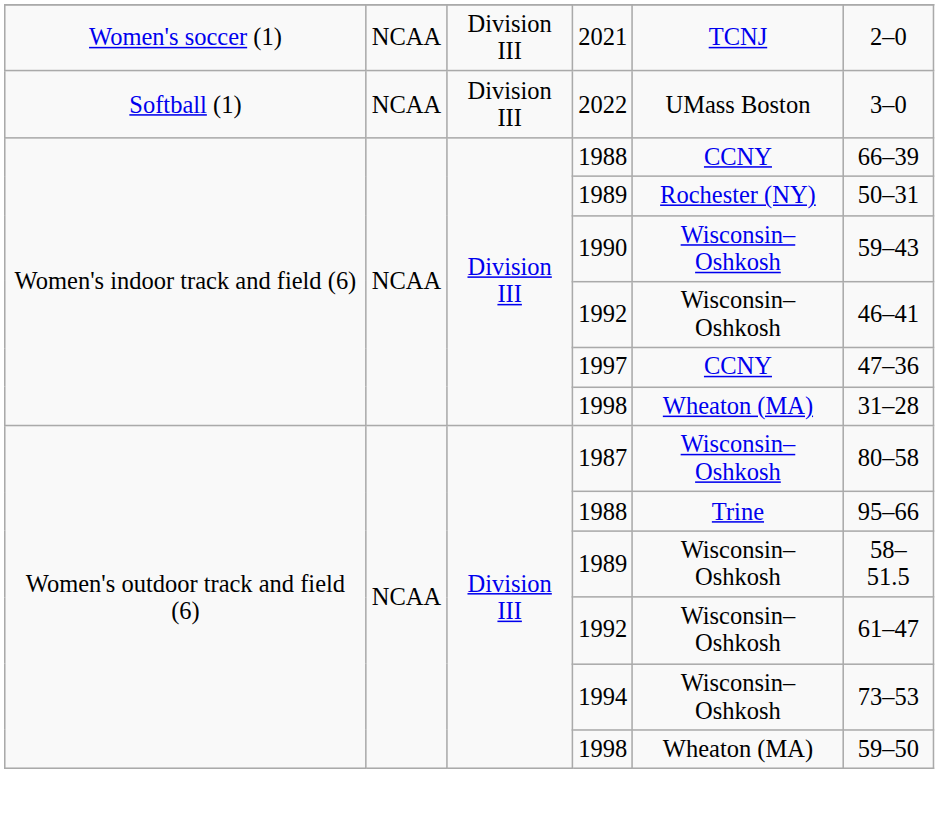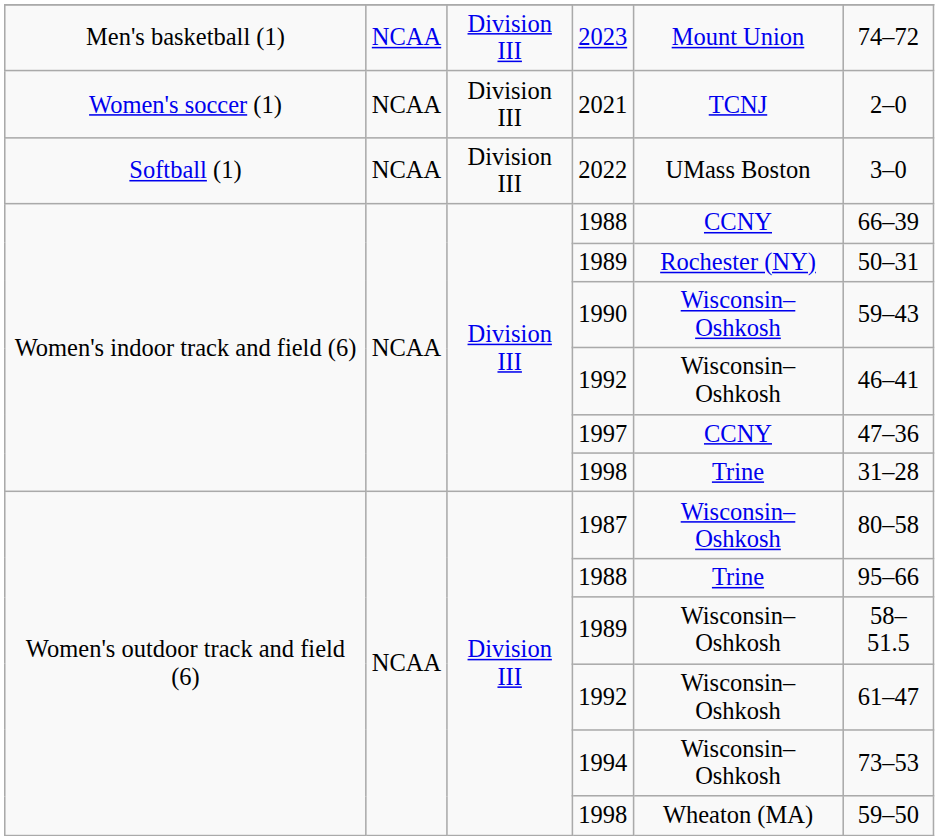+ row: (185, 37)
(738, 405) Wheaton (MA) -> (738, 472) Trine
